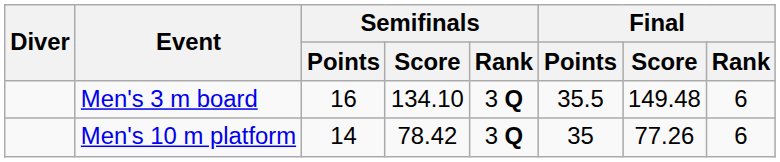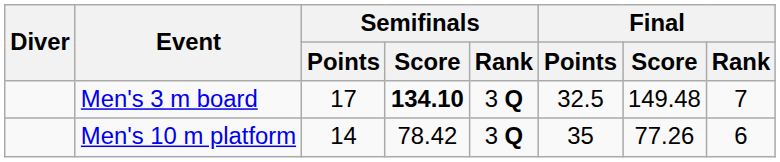(343, 99) 16 -> (343, 99) 17
(427, 99) normal -> (427, 99) bold
(581, 99) 35.5 -> (581, 99) 32.5
(741, 99) 6 -> (741, 99) 7
